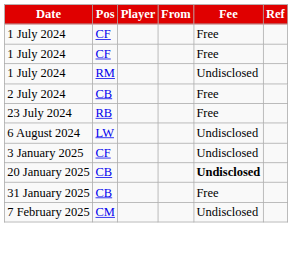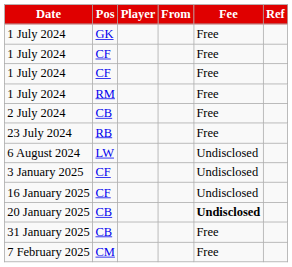+ row: (36, 34)
(227, 73) Undisclosed -> (208, 93) Free
+ row: (49, 192)
(227, 212) Undisclosed -> (208, 251) Free
